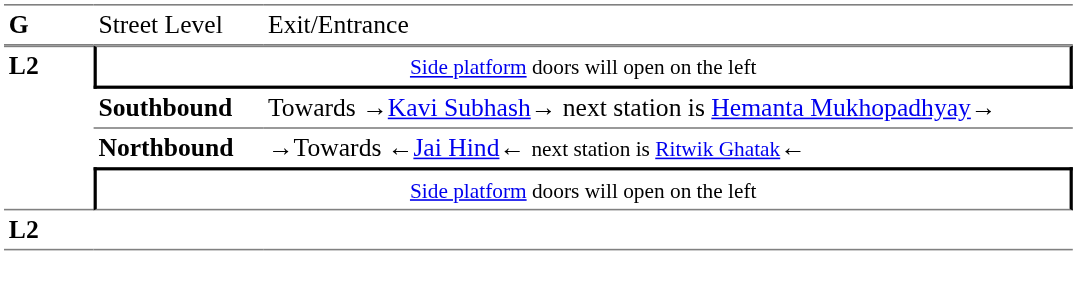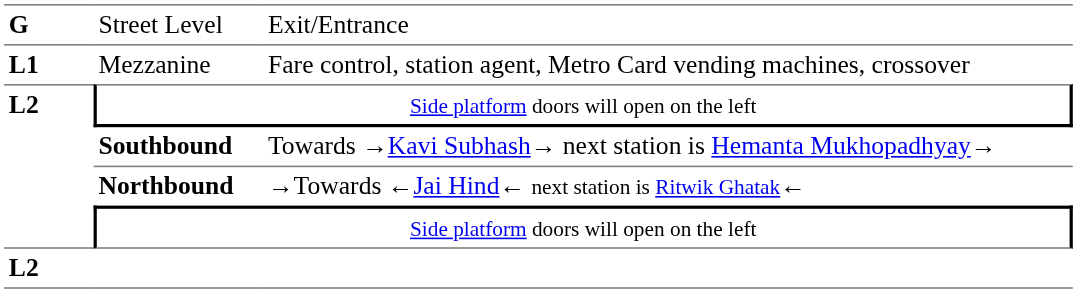+ row: (155, 64)
